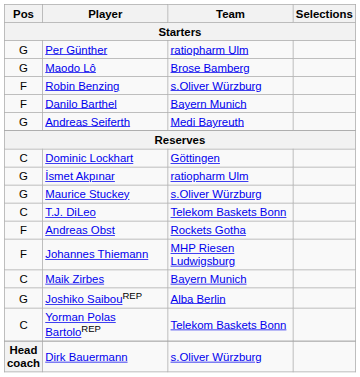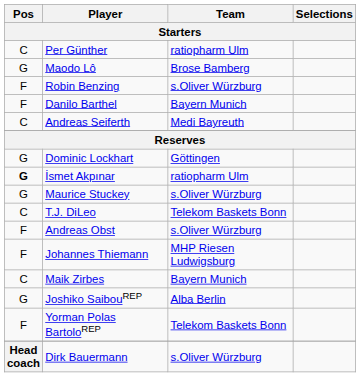(23, 50) G -> (23, 50) C
(23, 122) G -> (23, 122) C
(23, 158) C -> (23, 158) G
(23, 176) normal -> (23, 176) bold
(208, 230) Rockets Gotha -> (216, 230) s.Oliver Würzburg
(23, 325) C -> (23, 325) F
